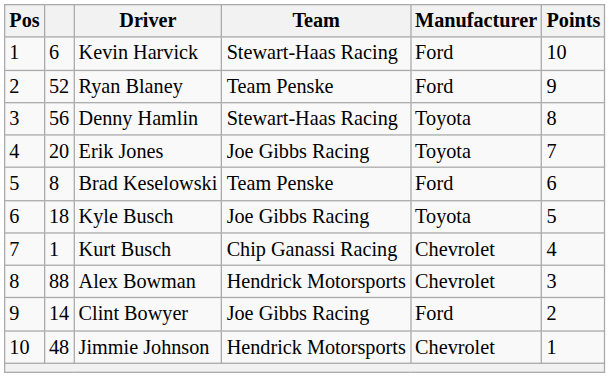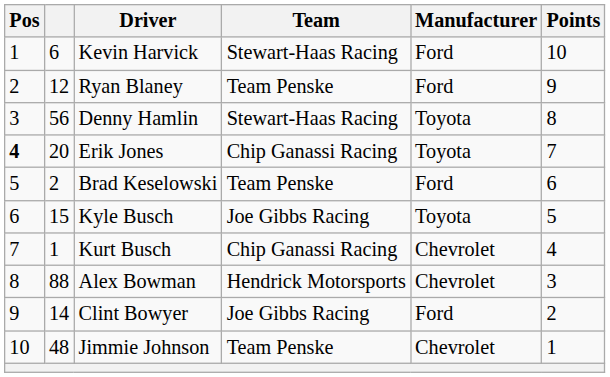(59, 85) 52 -> (59, 85) 12
(14, 150) normal -> (14, 150) bold
(298, 150) Joe Gibbs Racing -> (312, 150) Chip Ganassi Racing
(54, 183) 8 -> (54, 183) 2
(59, 215) 18 -> (59, 215) 15
(316, 346) Hendrick Motorsports -> (280, 346) Team Penske
